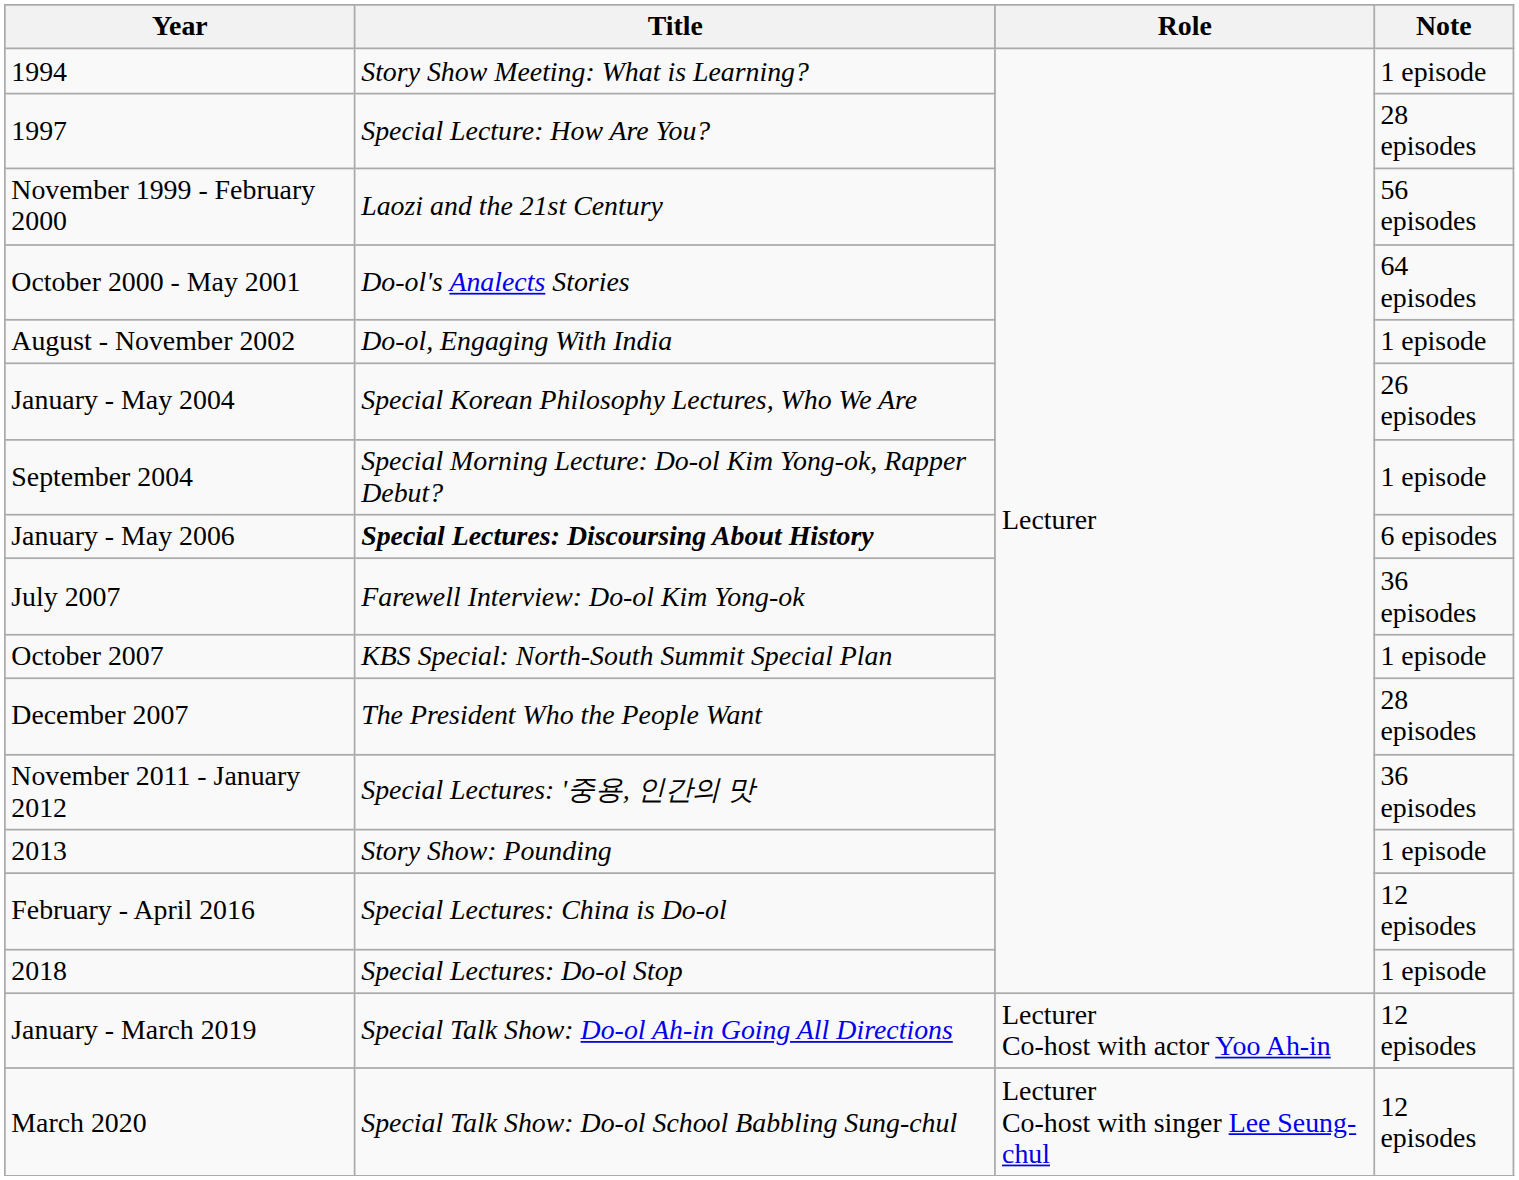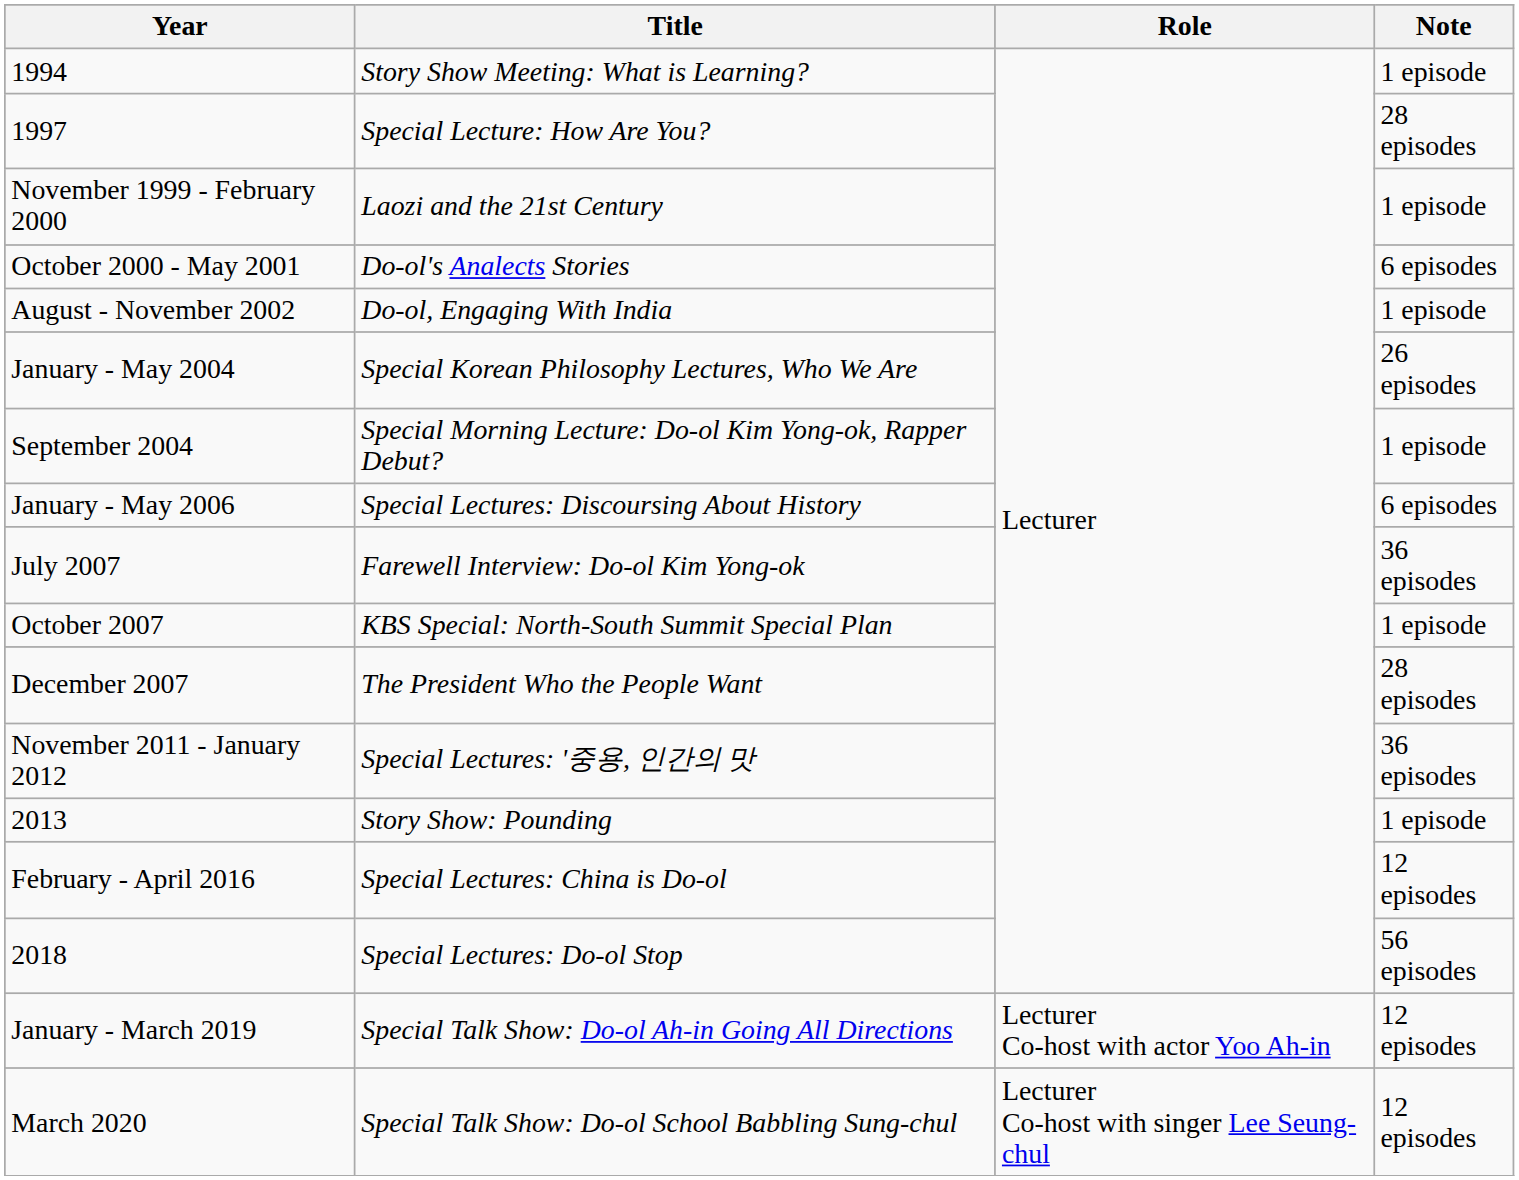(1428, 206) 56 episodes -> (1433, 206) 1 episode
(1428, 281) 64 episodes -> (1439, 265) 6 episodes
(617, 536) bold -> (611, 505) normal
(1433, 970) 1 episode -> (1428, 955) 56 episodes
